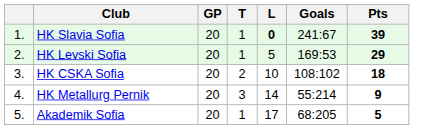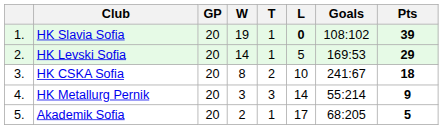+ column: (242, 14)
(317, 34) 241:67 -> (346, 34) 108:102
(317, 74) 108:102 -> (346, 74) 241:67
